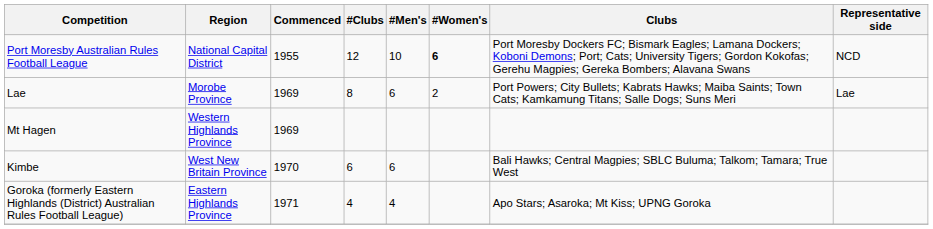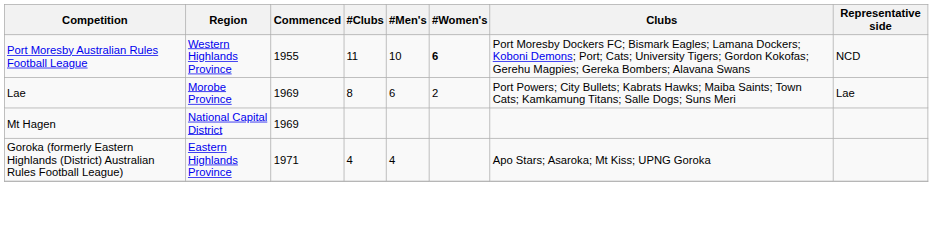(228, 56) National Capital District -> (213, 56) Western Highlands Province
(353, 56) 12 -> (352, 56) 11
(213, 130) Western Highlands Province -> (228, 123) National Capital District
- row: (23, 166)
